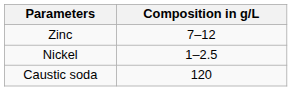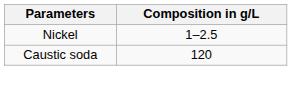- row: (60, 34)
